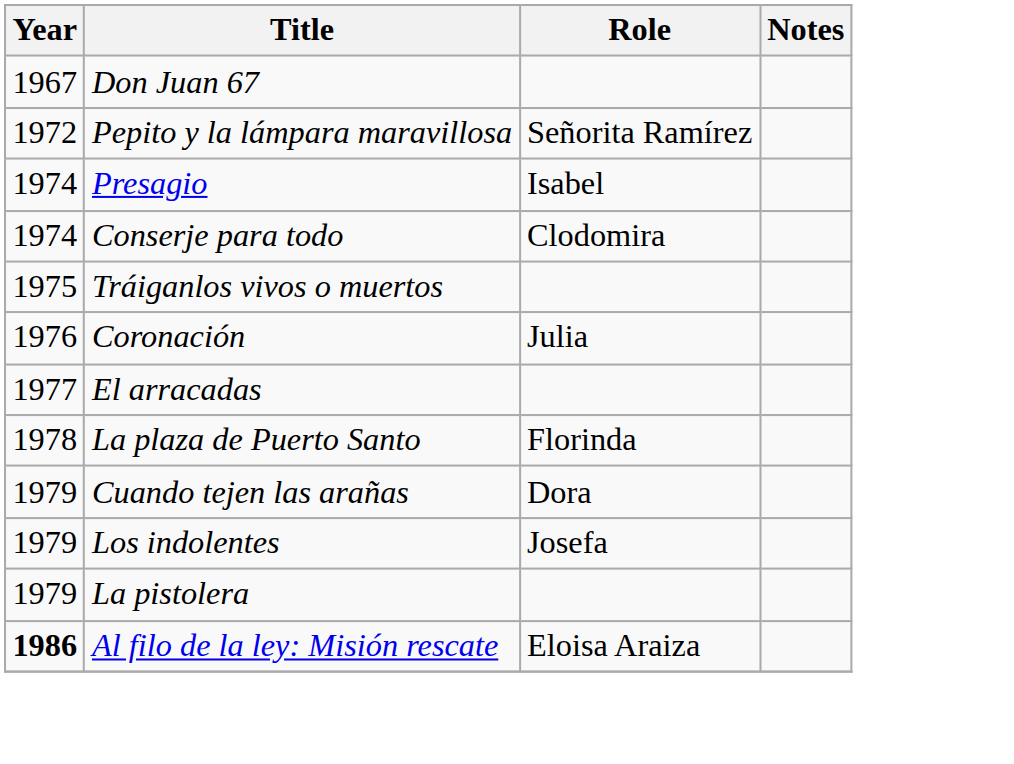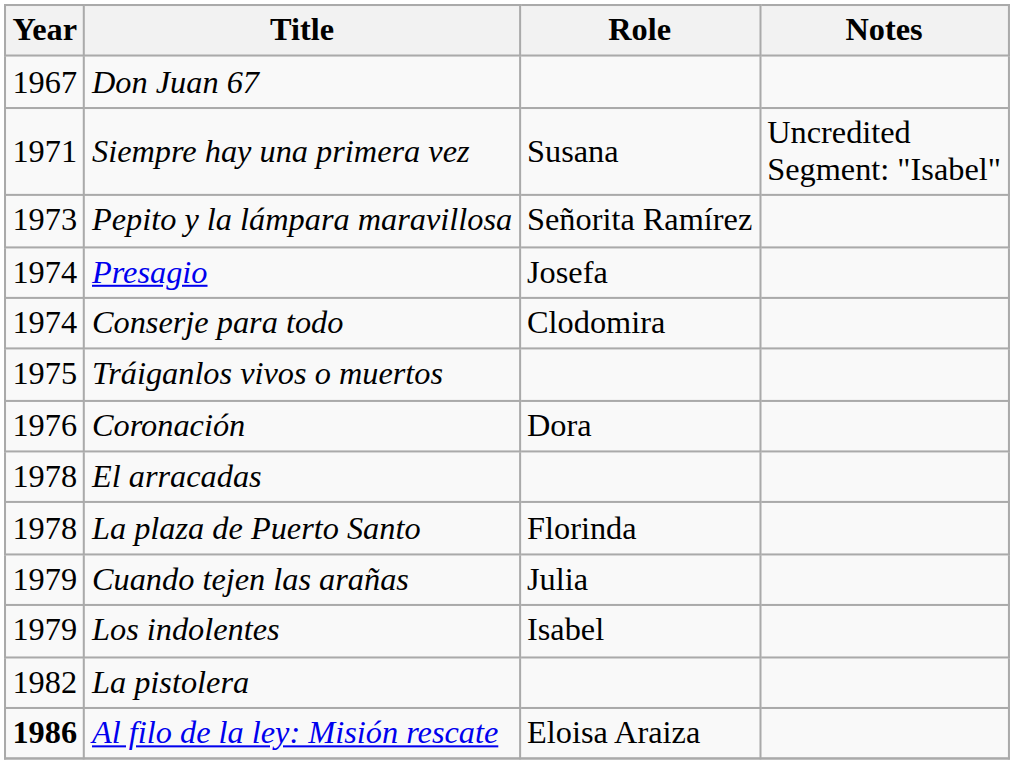+ row: (281, 150)
(45, 132) 1972 -> (45, 220) 1973
(566, 183) Isabel -> (567, 271) Josefa
(558, 337) Julia -> (559, 425) Dora
(45, 388) 1977 -> (45, 476) 1978
(559, 491) Dora -> (558, 579) Julia
(567, 542) Josefa -> (566, 630) Isabel
(45, 593) 1979 -> (45, 681) 1982
